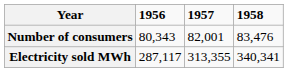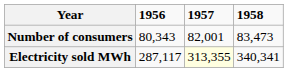(255, 36) 83,476 -> (255, 36) 83,473
(209, 57) no background -> (209, 57) lightyellow background
